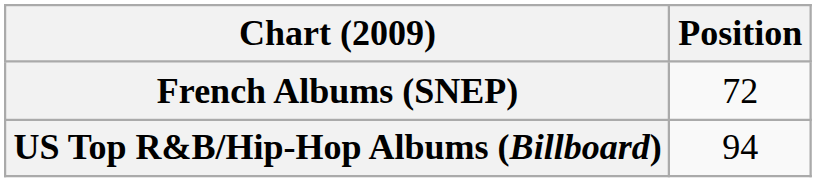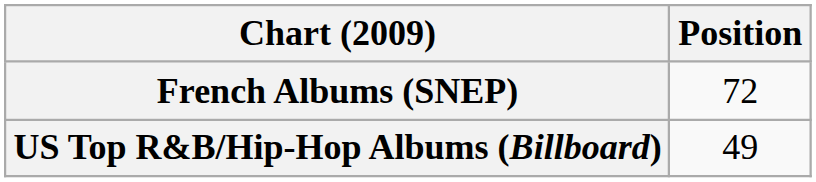(740, 147) 94 -> (740, 147) 49
